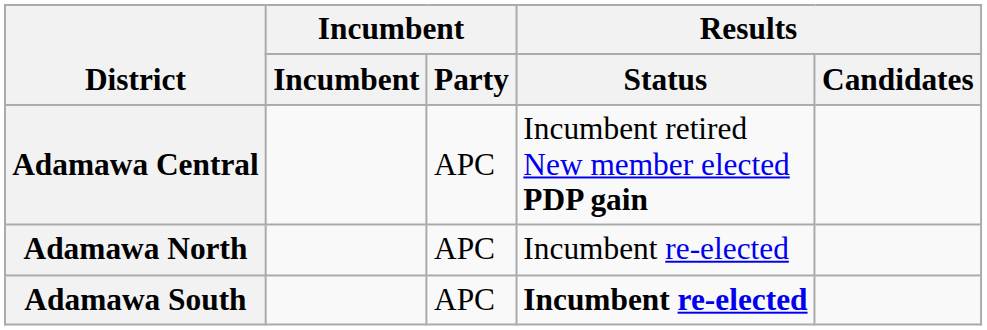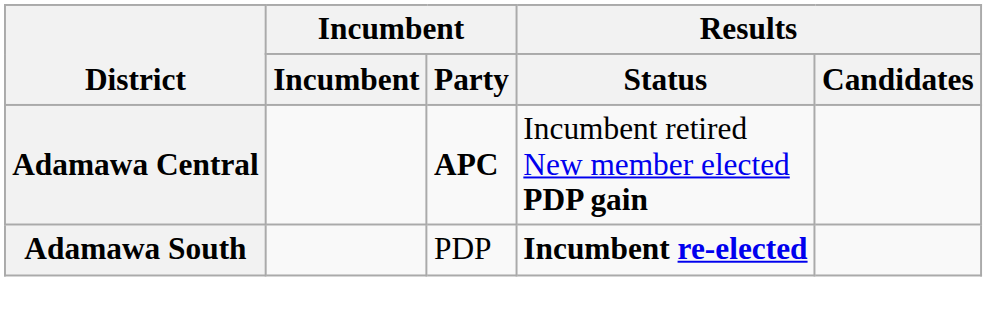(465, 164) normal -> (466, 164) bold
- row: (135, 249)
(465, 298) APC -> (463, 249) PDP
